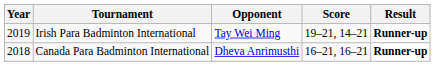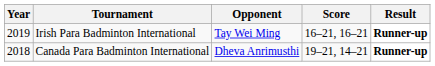(336, 33) 19–21, 14–21 -> (336, 33) 16–21, 16–21
(336, 52) 16–21, 16–21 -> (336, 52) 19–21, 14–21
